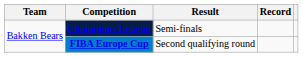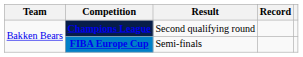(179, 28) Semi-finals -> (205, 28) Second qualifying round
(205, 44) Second qualifying round -> (179, 44) Semi-finals
